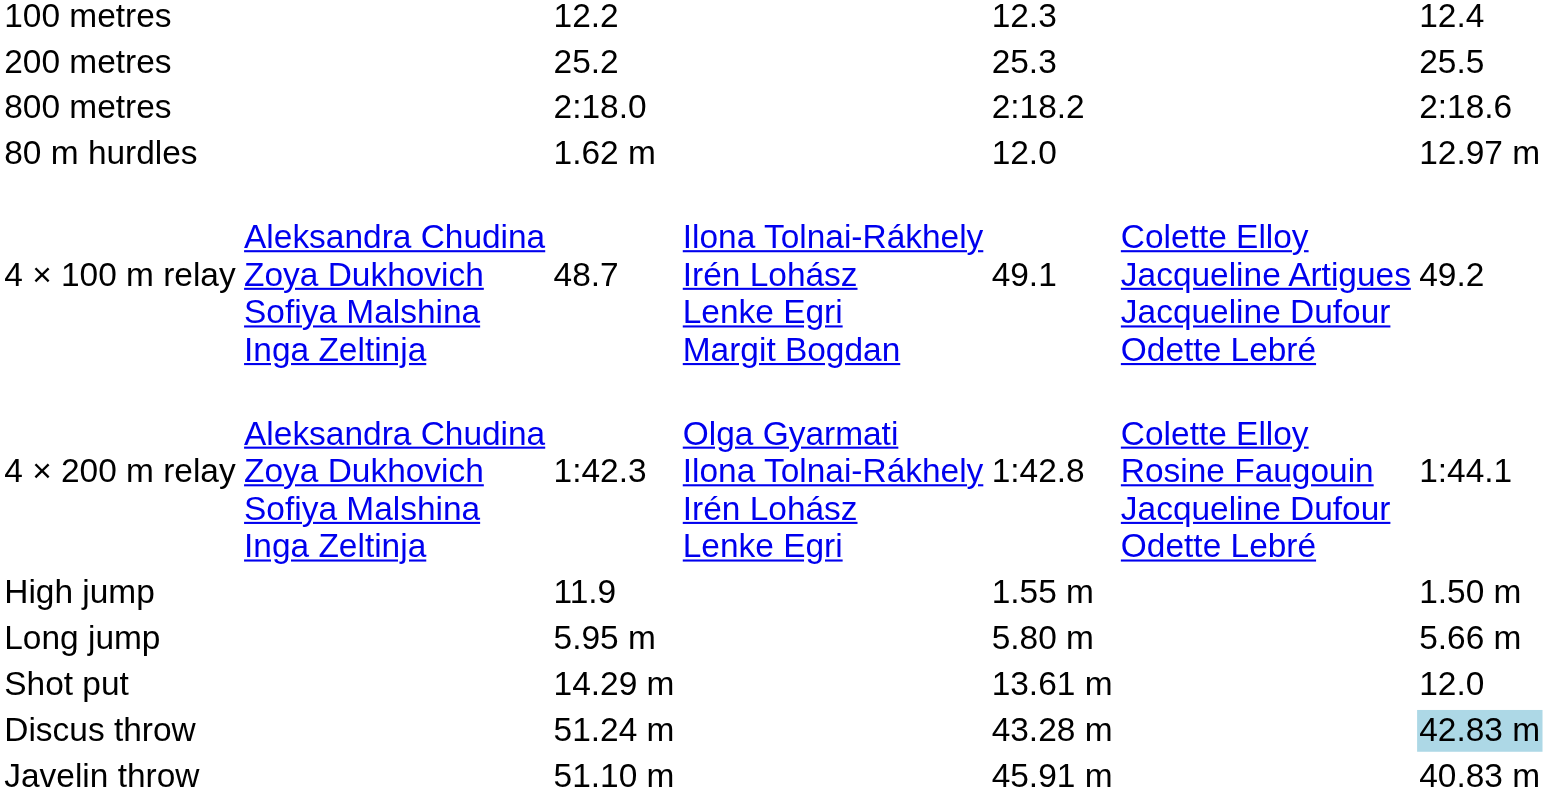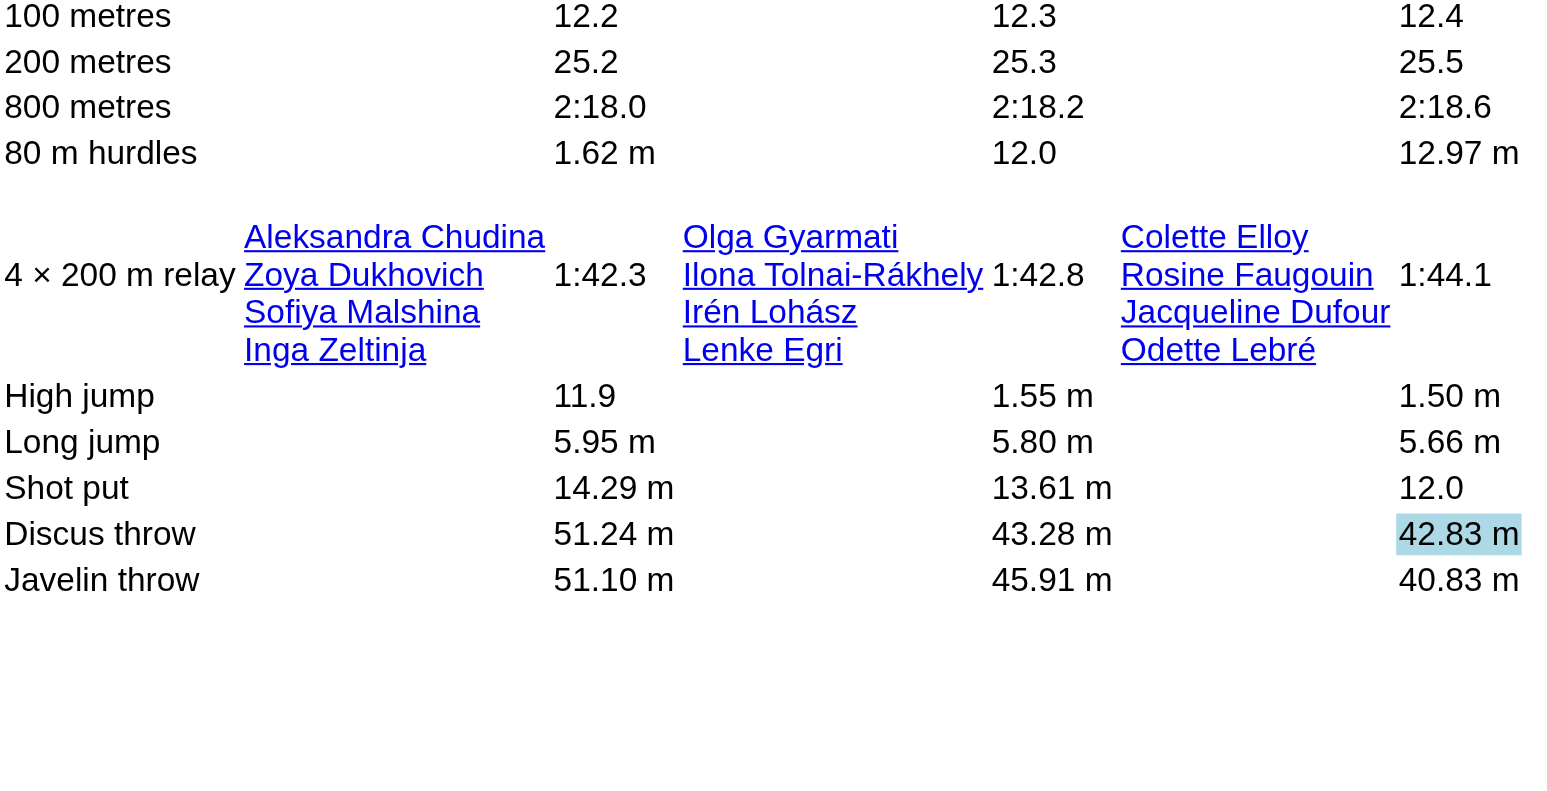- row: (120, 274)
